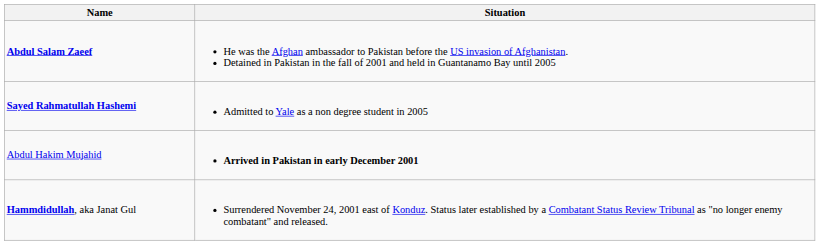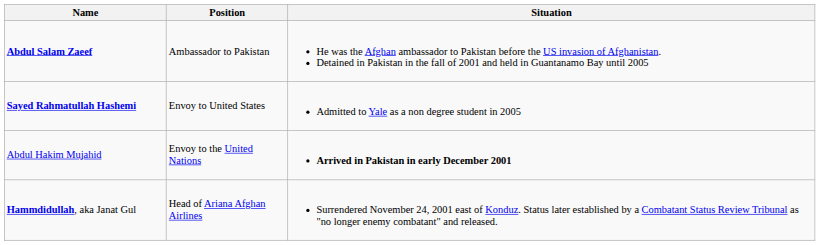+ column: (227, 12)
